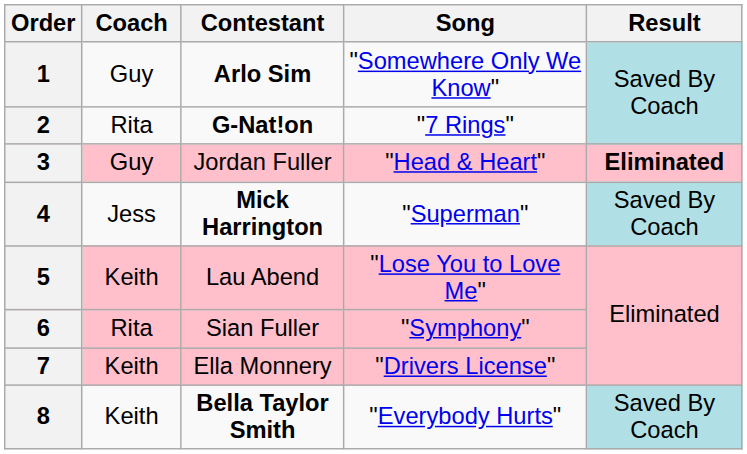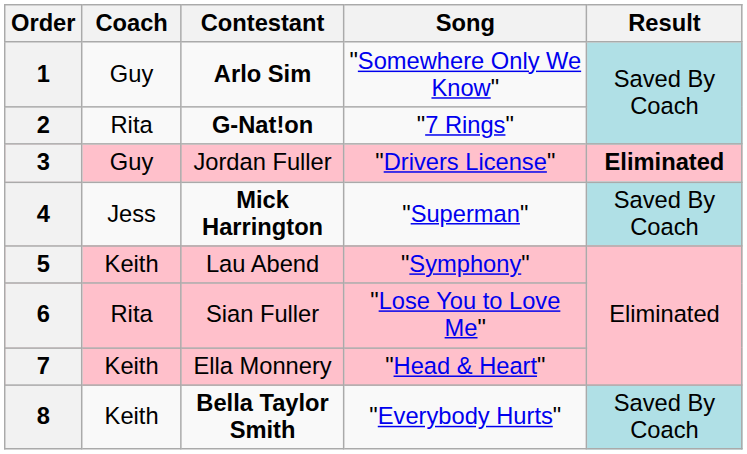(465, 162) "Head & Heart" -> (465, 162) "Drivers License"
(465, 277) "Lose You to Love Me" -> (465, 264) "Symphony"
(465, 328) "Symphony" -> (465, 315) "Lose You to Love Me"
(465, 366) "Drivers License" -> (465, 366) "Head & Heart"
